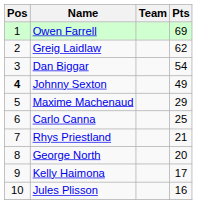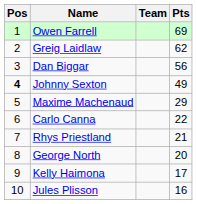(181, 66) 54 -> (181, 66) 56
(181, 119) 25 -> (181, 119) 22
